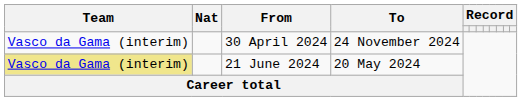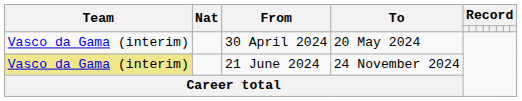(397, 43) 24 November 2024 -> (377, 43) 20 May 2024
(377, 64) 20 May 2024 -> (397, 64) 24 November 2024
